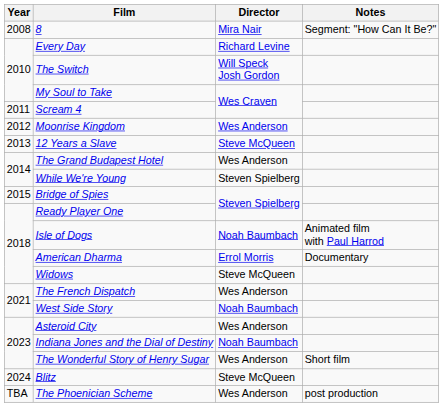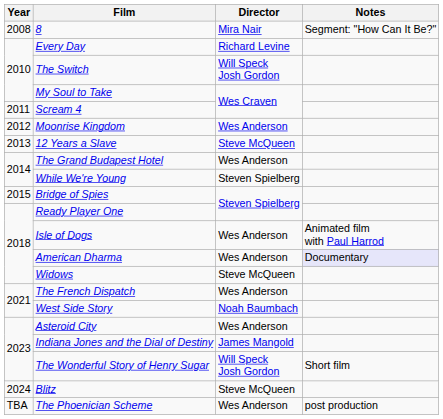(258, 235) Noah Baumbach -> (253, 235) Wes Anderson
(246, 258) Errol Morris -> (253, 258) Wes Anderson
(337, 258) no background -> (337, 258) lavender background
(258, 343) Noah Baumbach -> (256, 343) James Mangold
(253, 360) Wes Anderson -> (249, 366) Will Speck Josh Gordon
